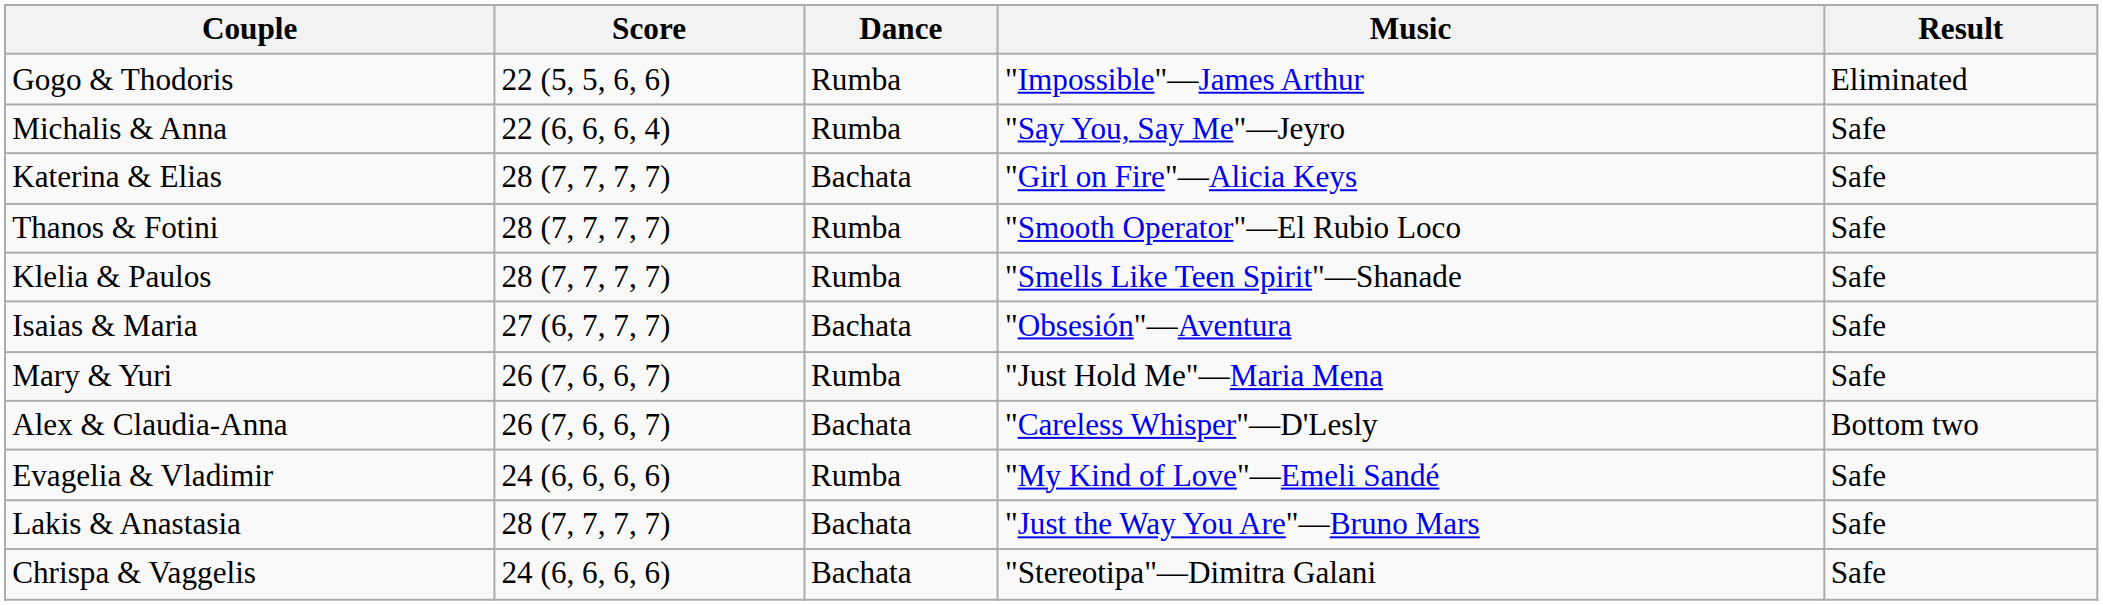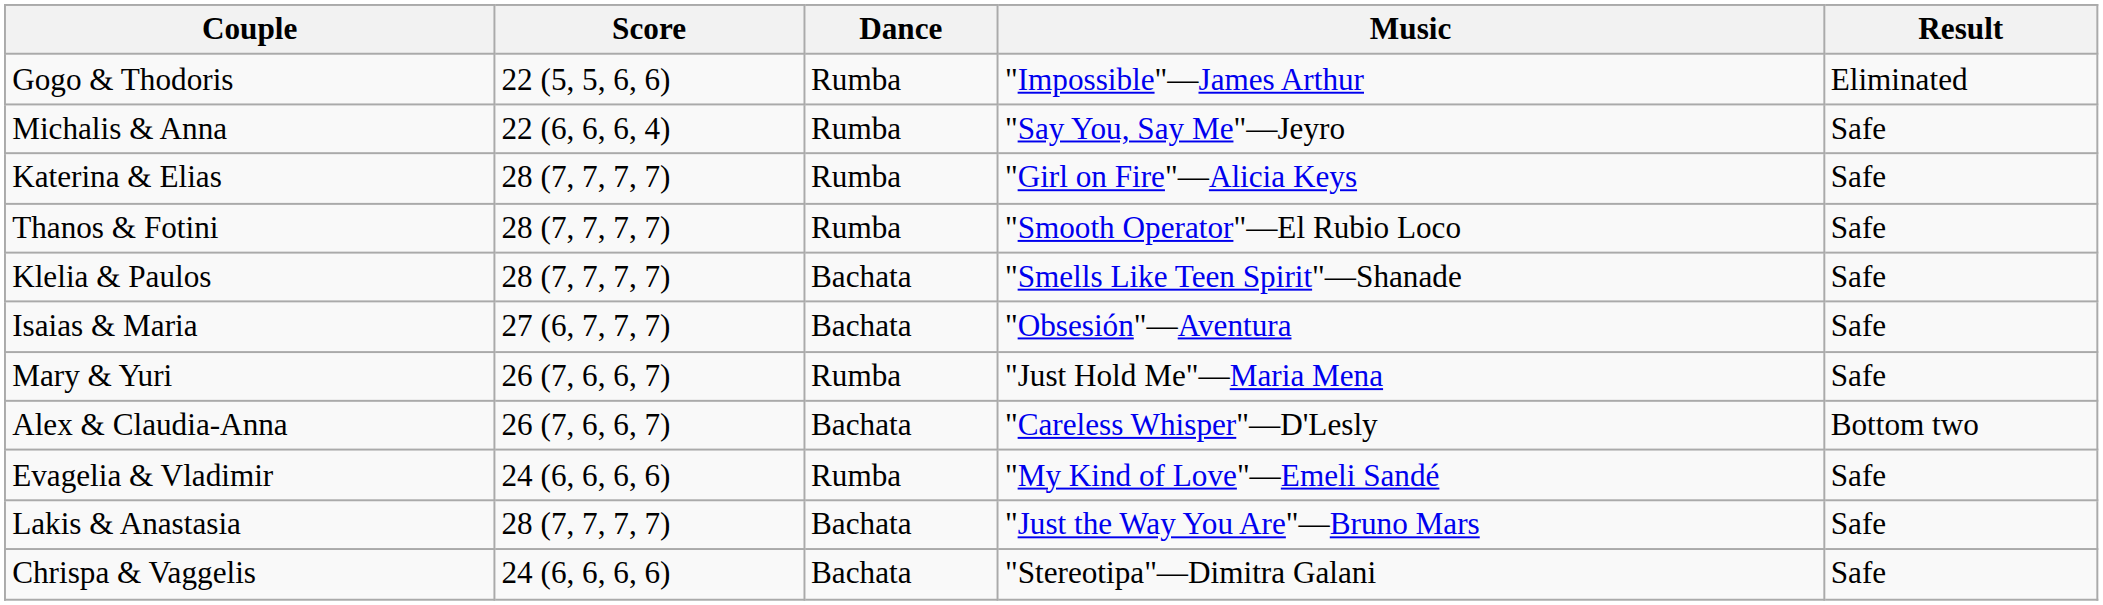(861, 177) Bachata -> (856, 177) Rumba
(856, 276) Rumba -> (861, 276) Bachata
